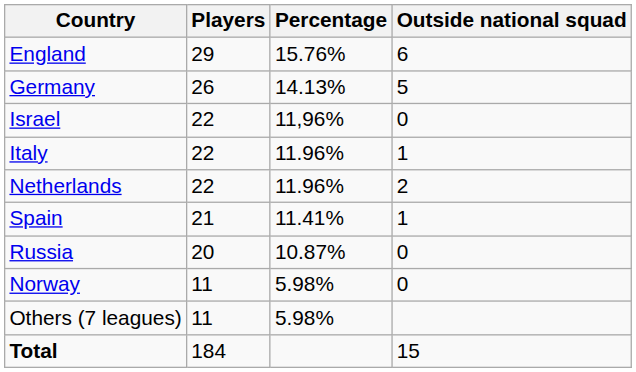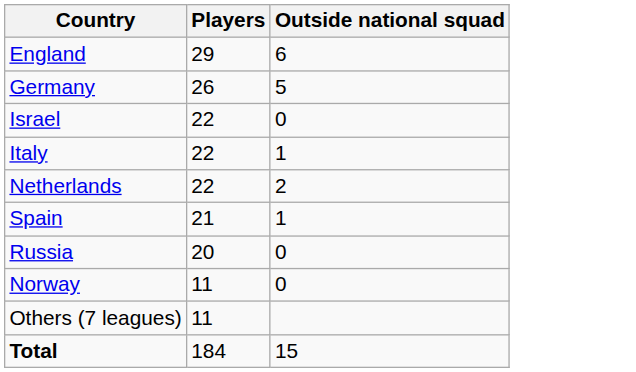- column: (331, 20)
